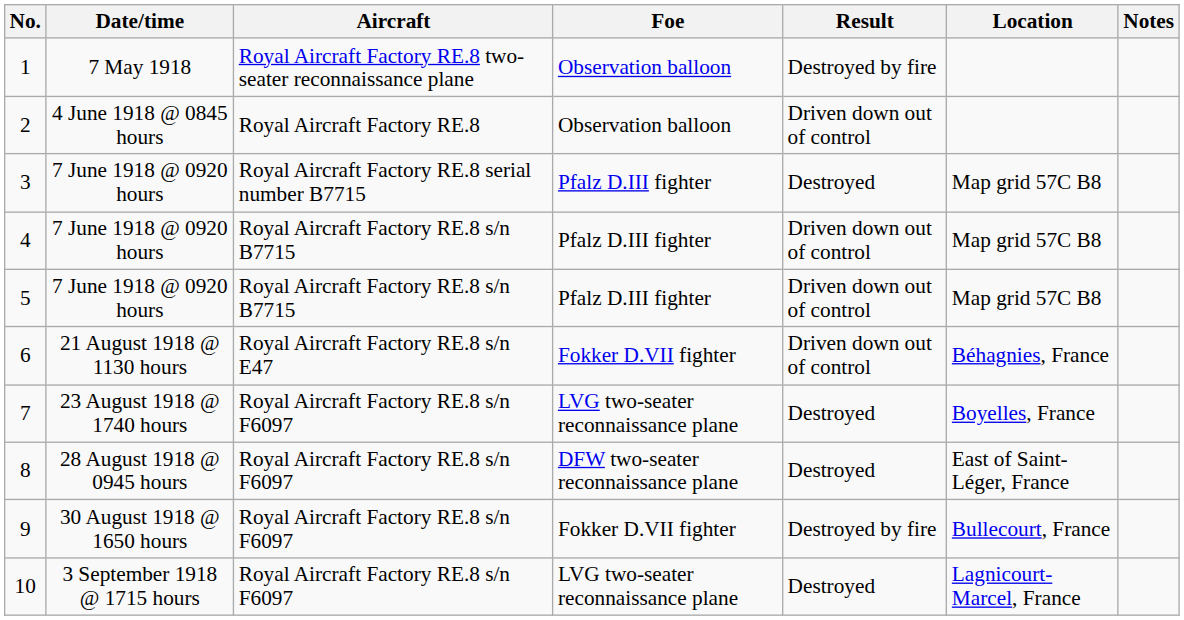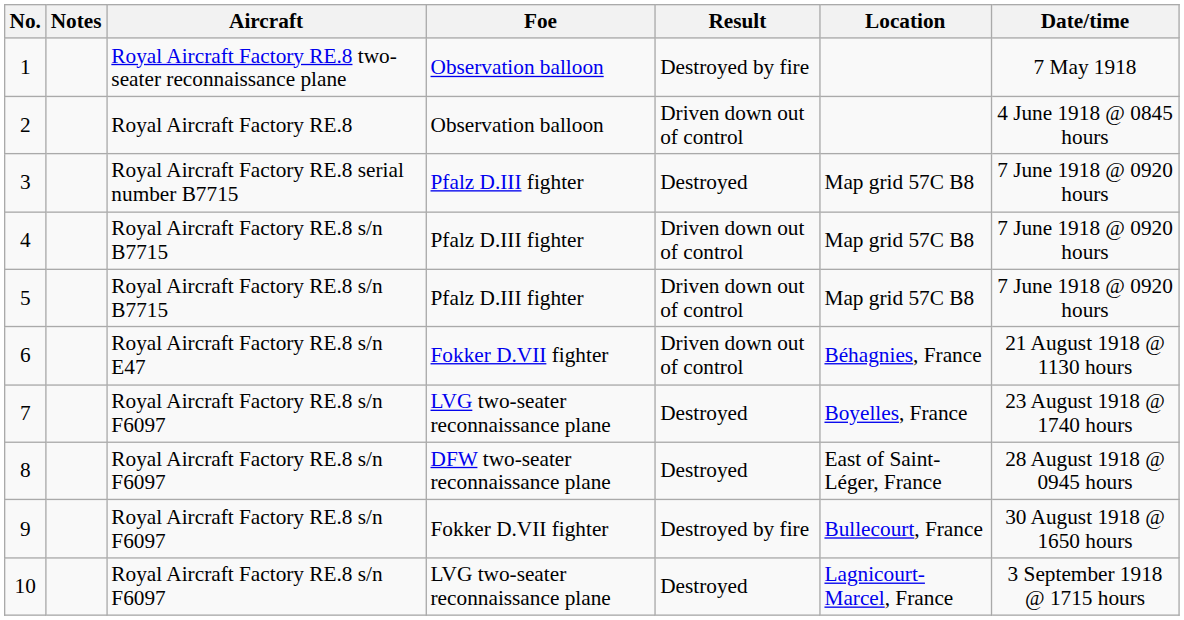columns swapped: (140, 21) <-> (1149, 21)
